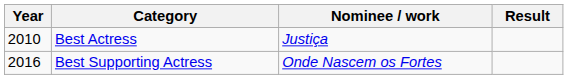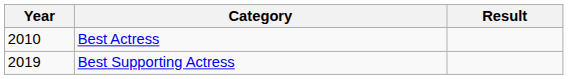- column: (385, 16)
(24, 62) 2016 -> (24, 62) 2019
